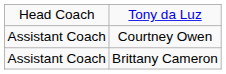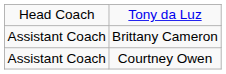rows swapped: (165, 36) <-> (165, 58)
